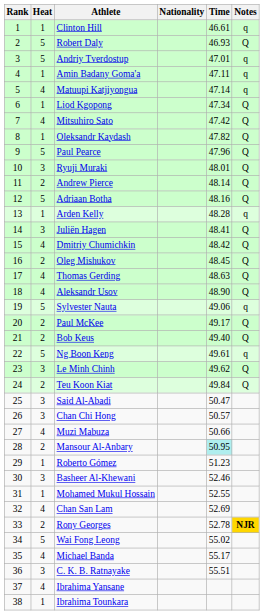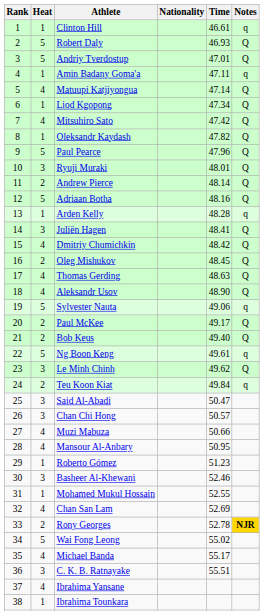(246, 59) q -> (246, 59) Q
(246, 90) q -> (246, 90) Q
(246, 385) Q -> (246, 385) q
(43, 447) 2 -> (43, 447) 4
(219, 447) paleturquoise background -> (219, 447) no background
